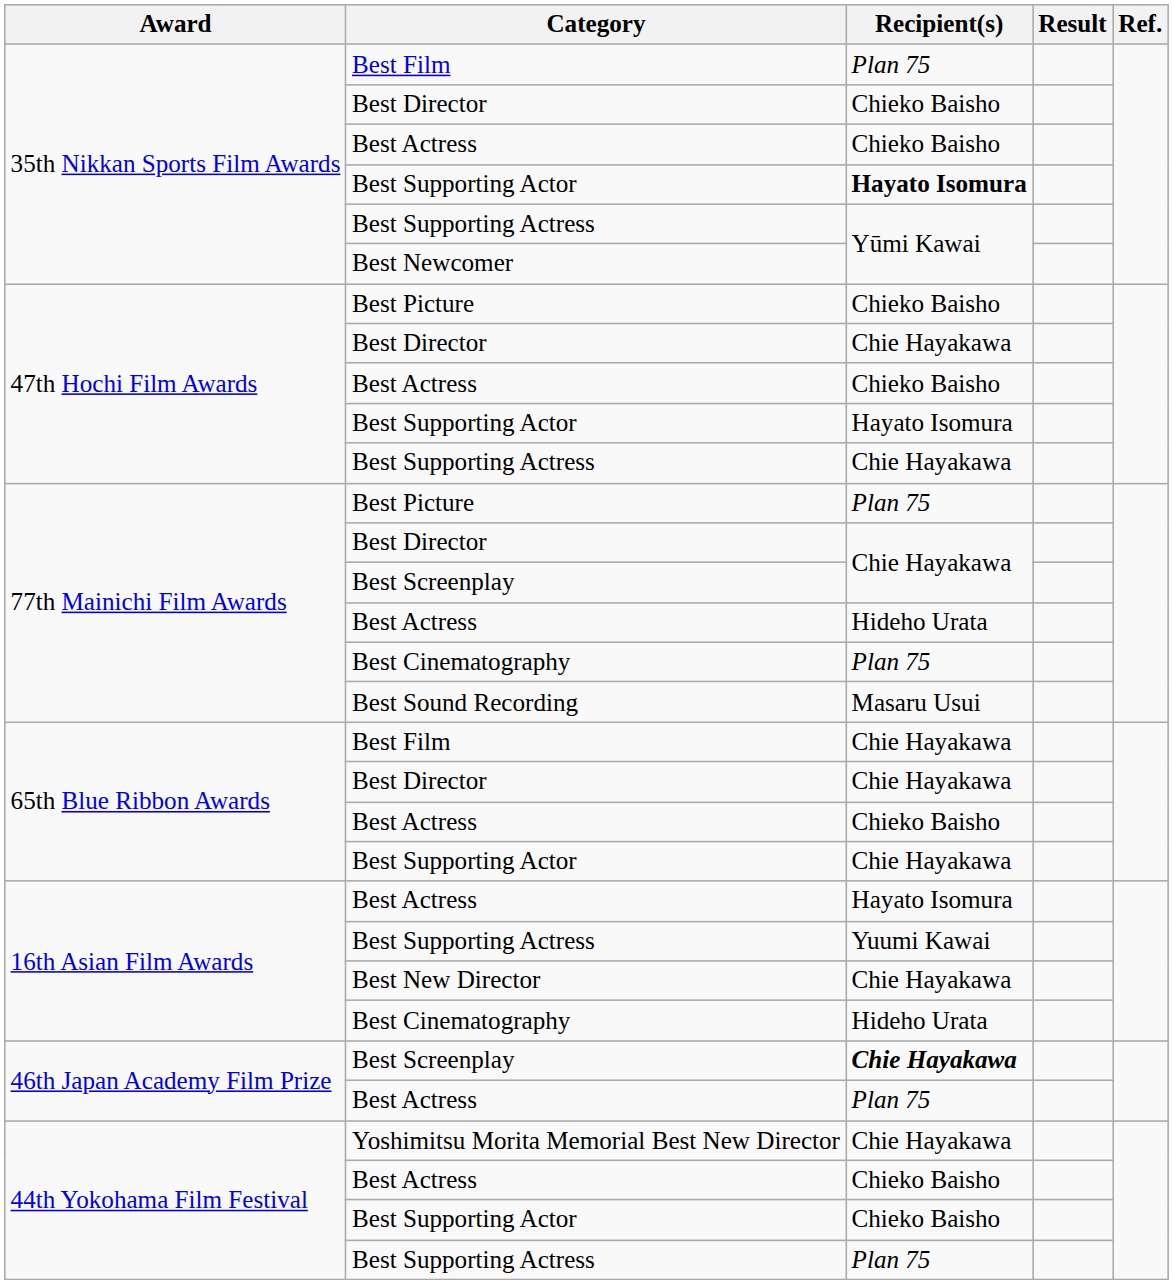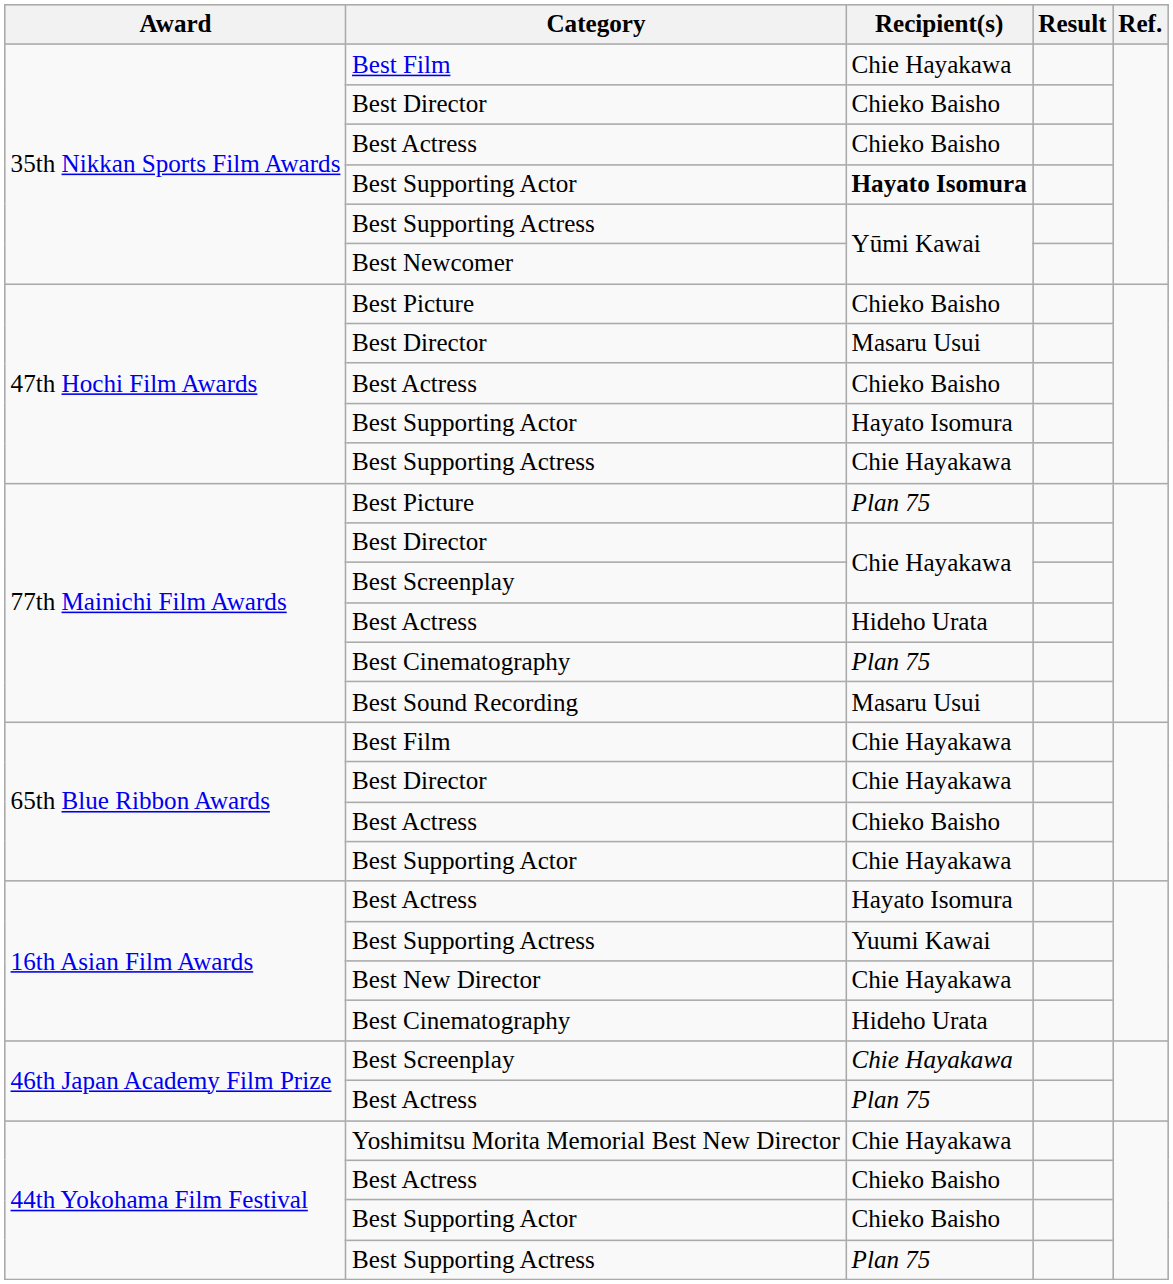(891, 64) Plan 75 -> (931, 64) Chie Hayakawa
(931, 343) Chie Hayakawa -> (916, 343) Masaru Usui
(934, 1060) bold -> (932, 1060) normal
